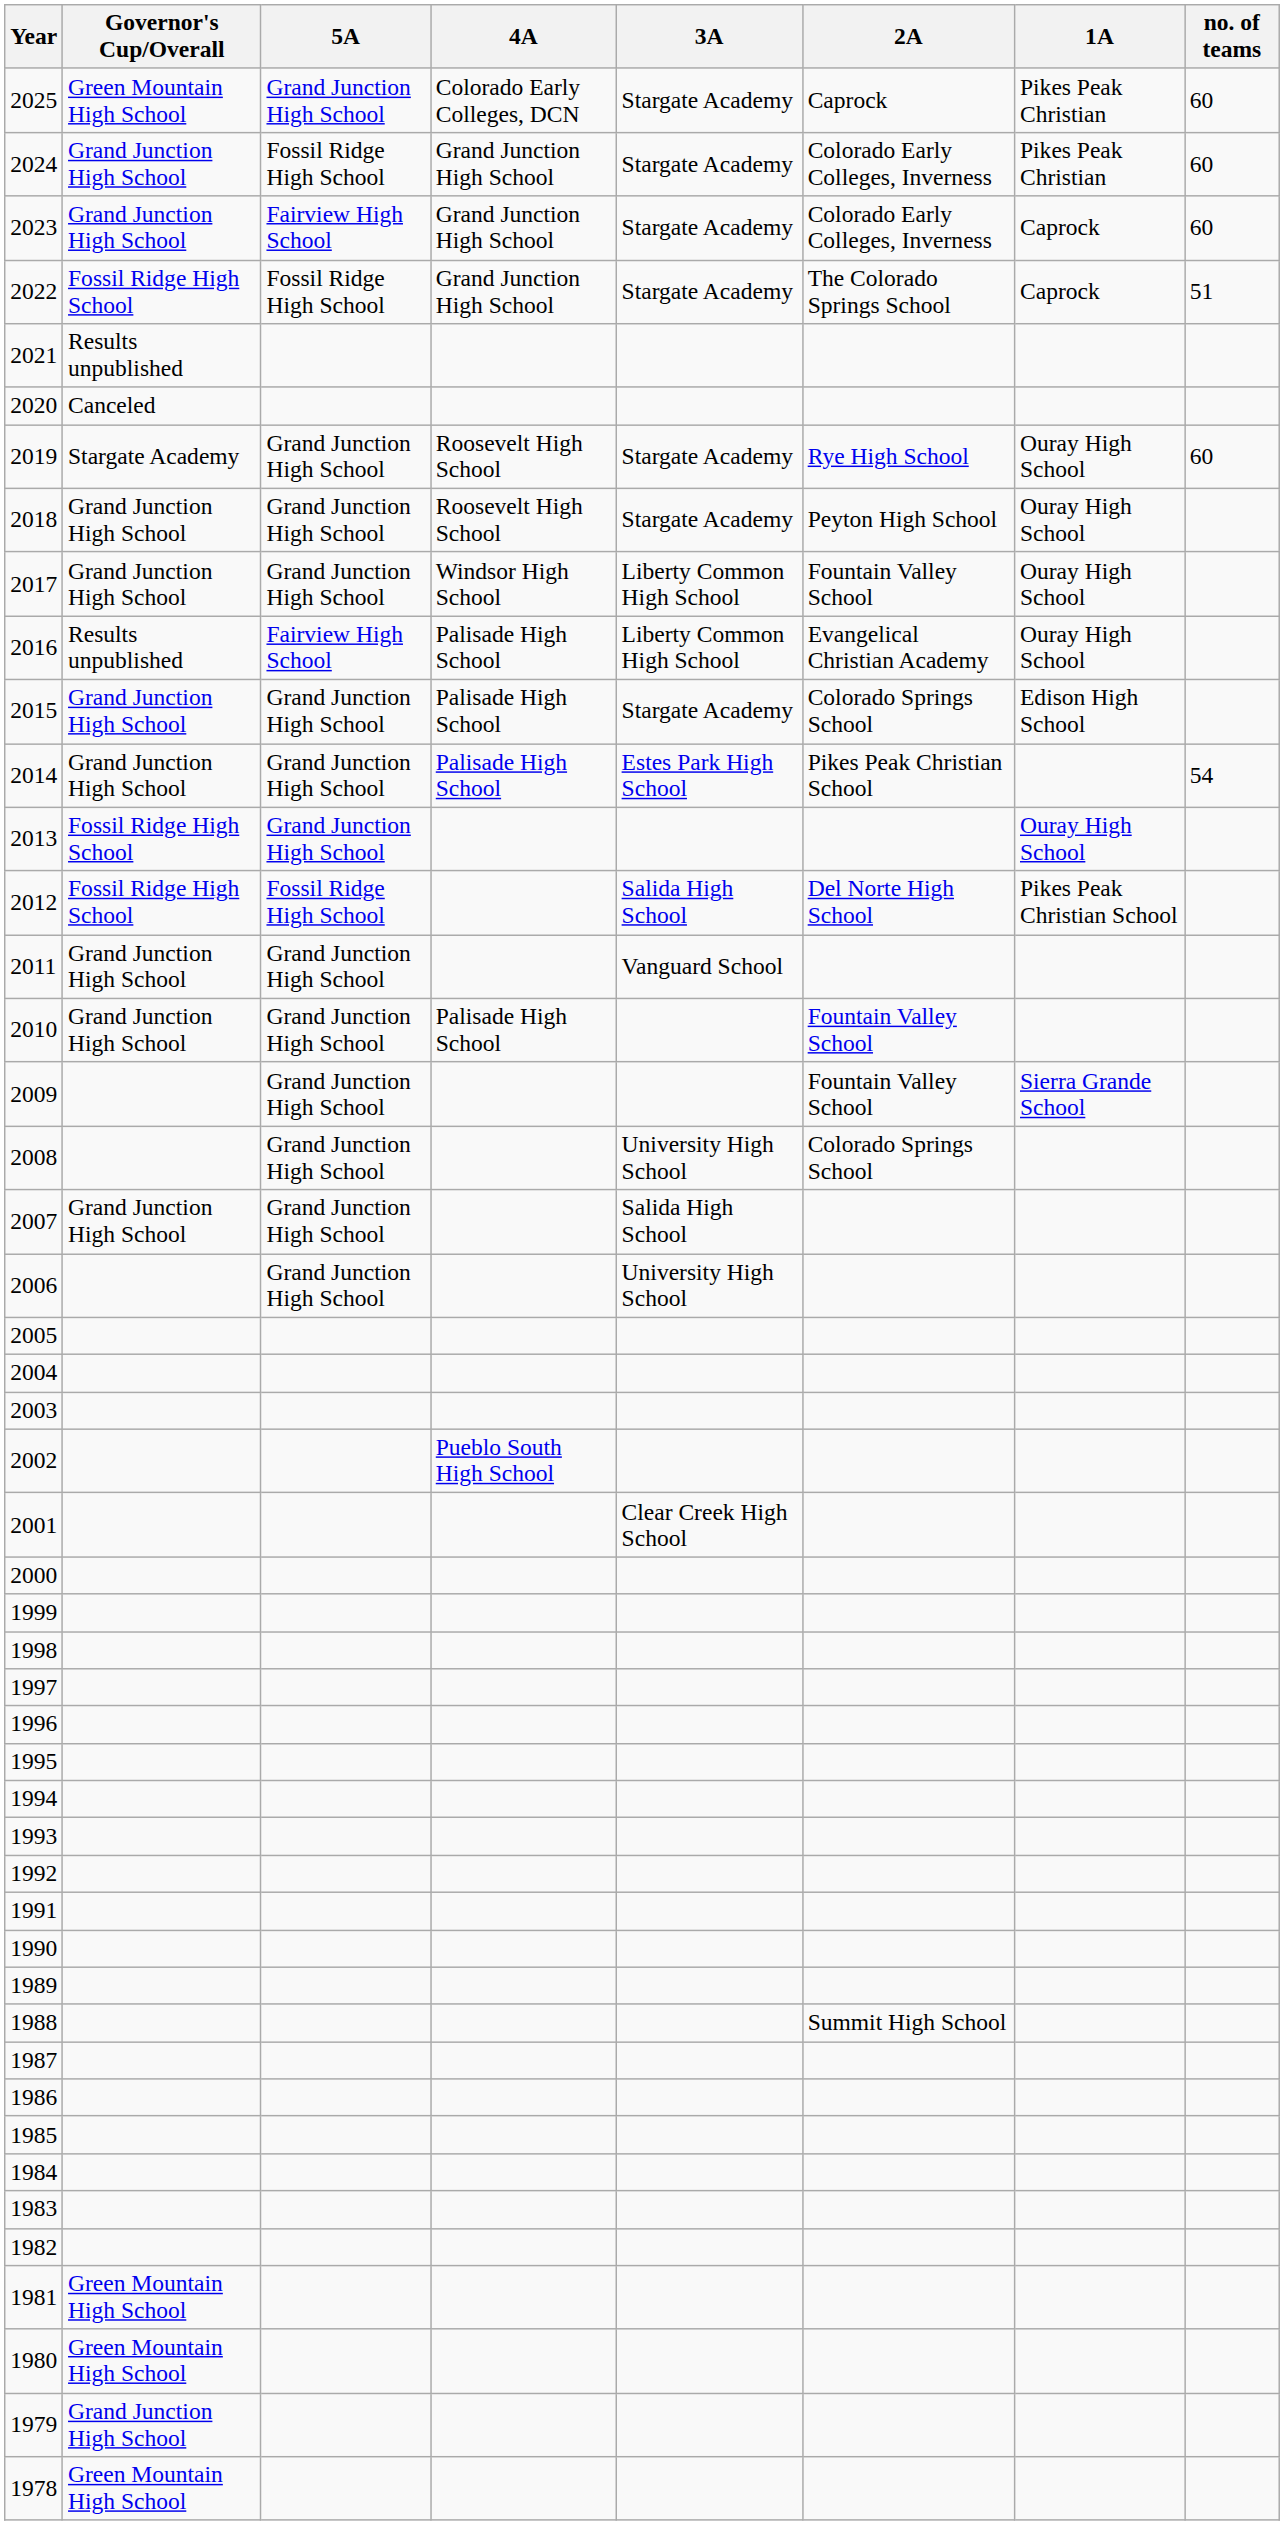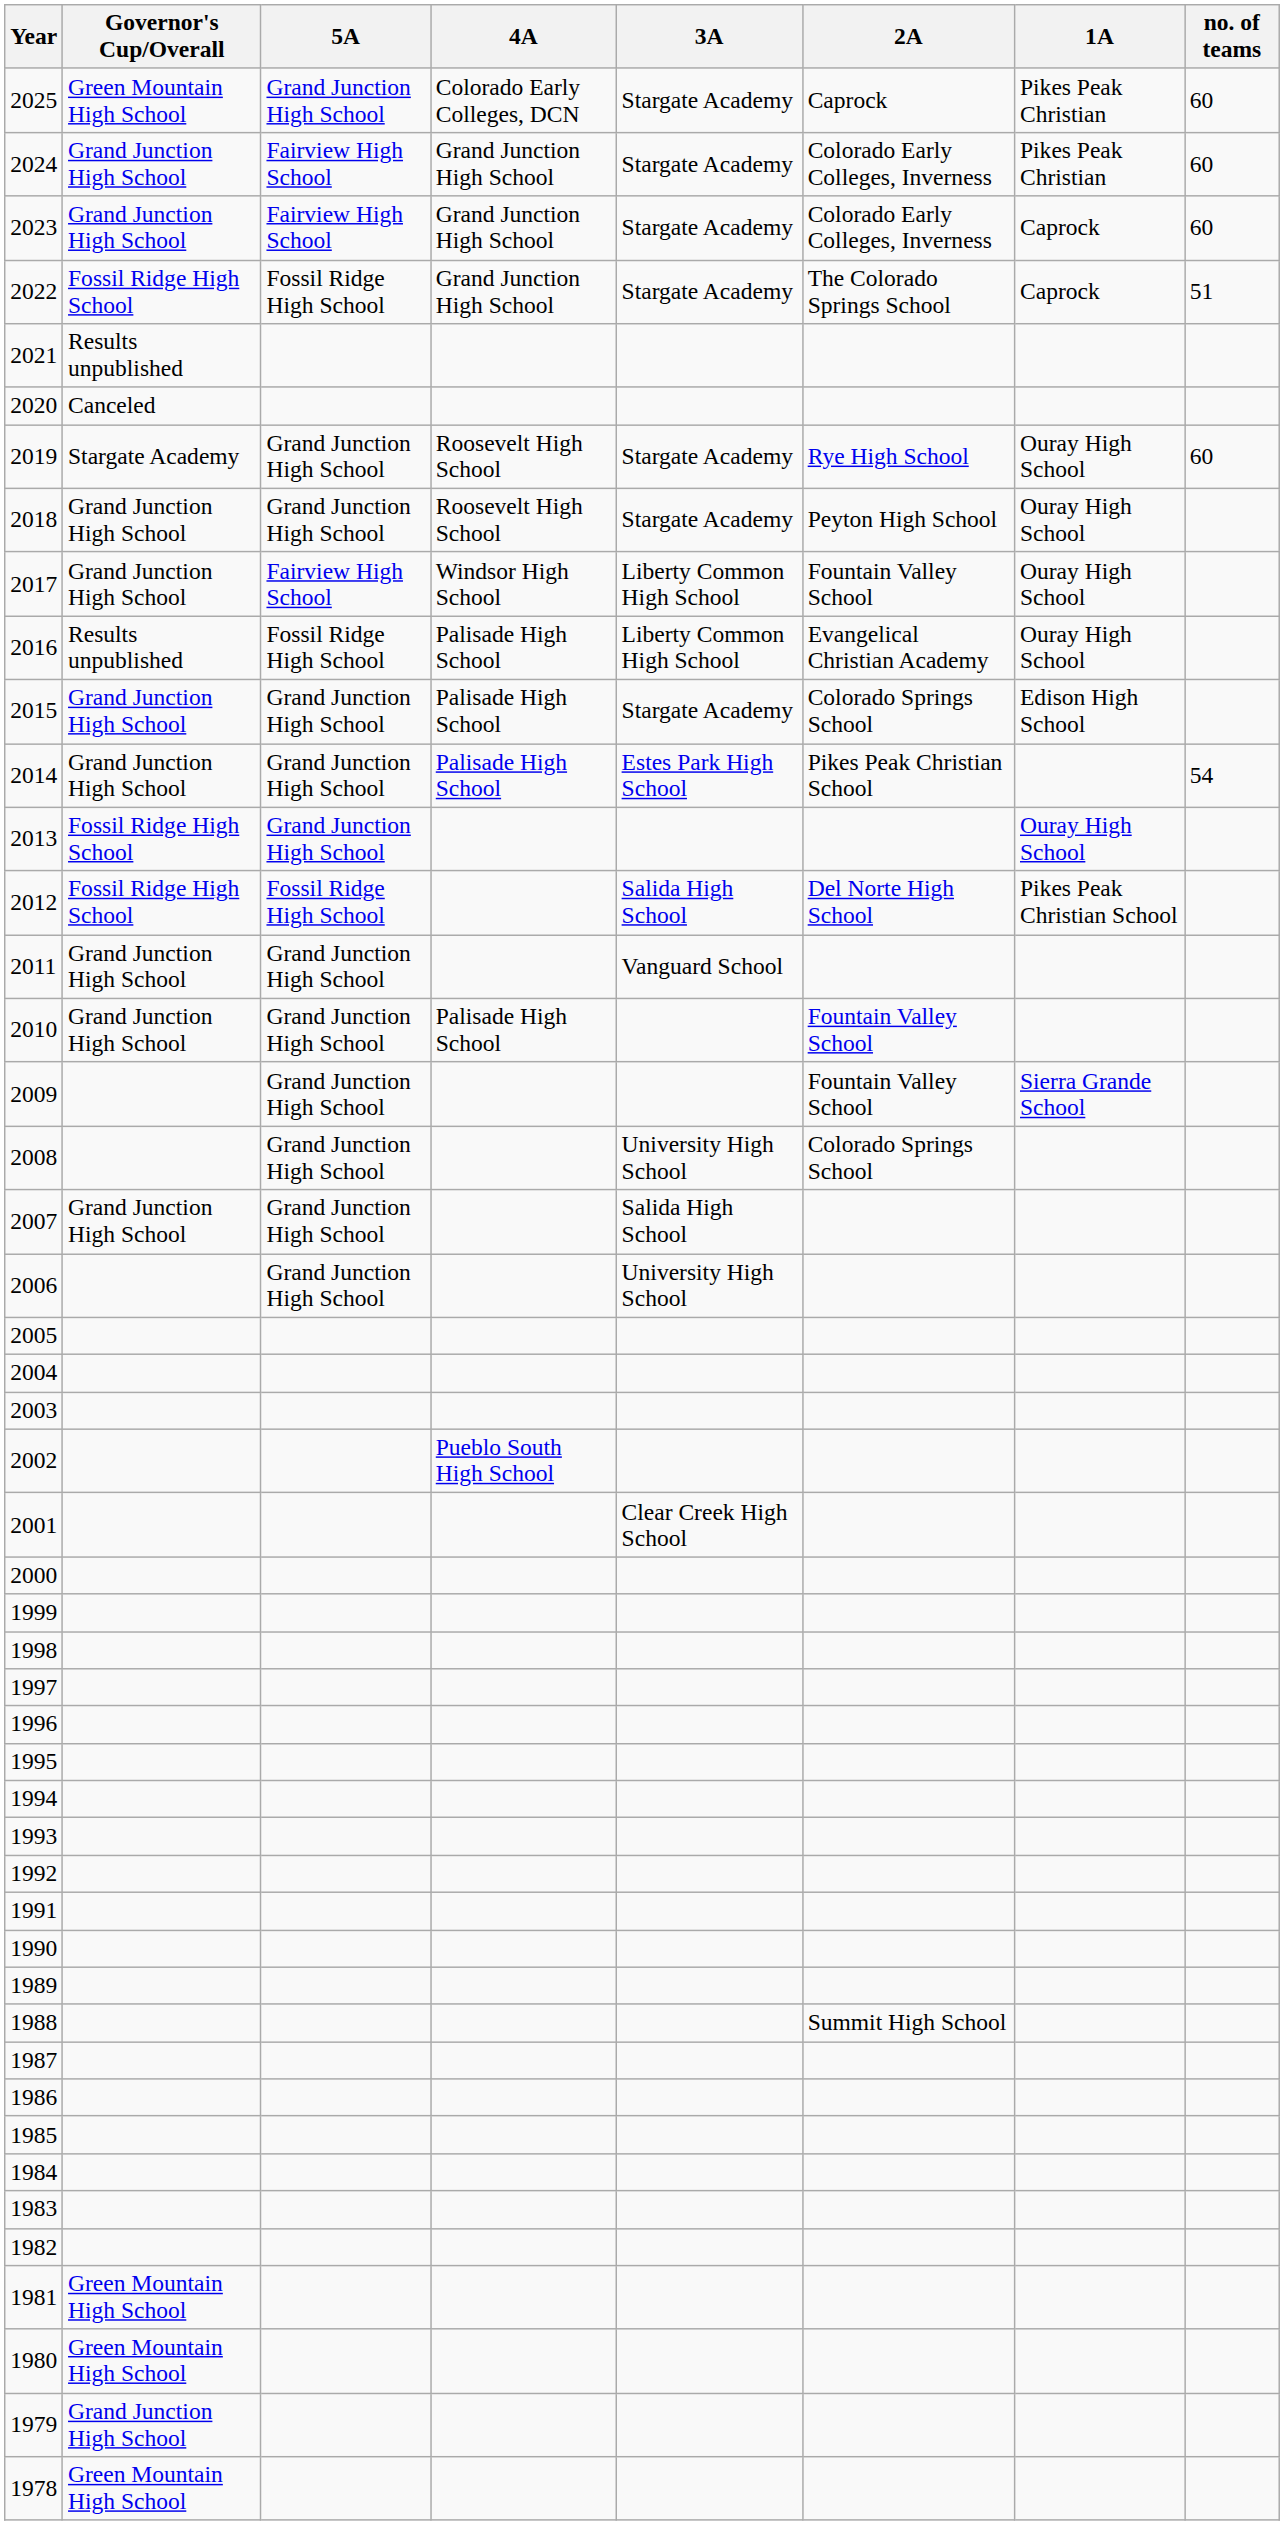(326, 163) Fossil Ridge High School -> (335, 163) Fairview High School
(339, 583) Grand Junction High School -> (335, 583) Fairview High School
(335, 647) Fairview High School -> (326, 647) Fossil Ridge High School
